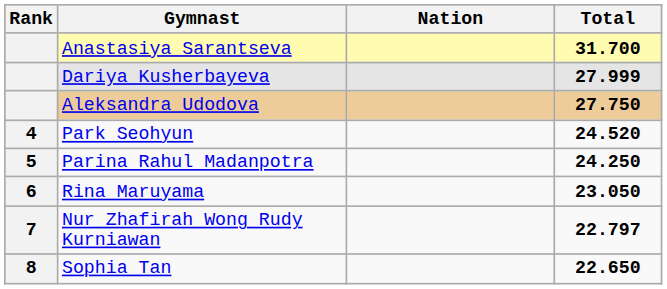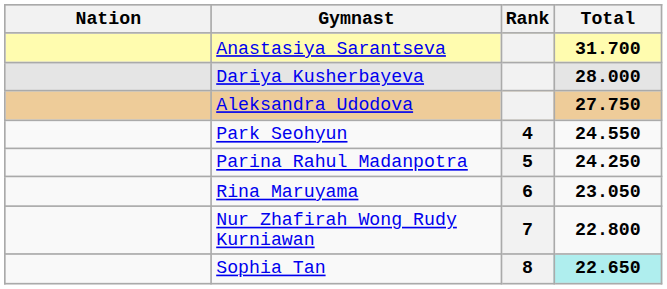columns swapped: (31, 19) <-> (450, 19)
(608, 77) 27.999 -> (608, 77) 28.000
(608, 134) 24.520 -> (608, 134) 24.550
(608, 230) 22.797 -> (608, 230) 22.800
(608, 269) no background -> (608, 269) paleturquoise background
